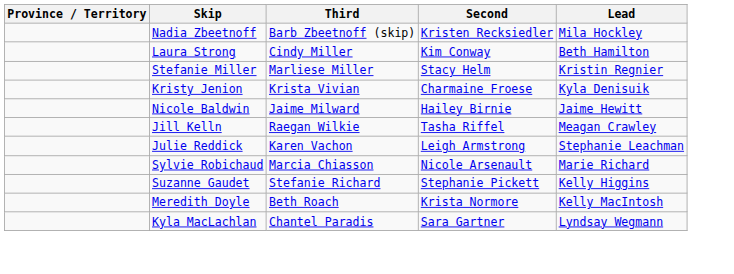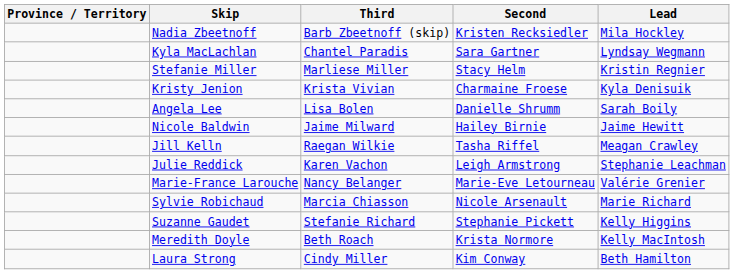rows swapped: (204, 221) <-> (194, 52)
+ row: (187, 108)
+ row: (225, 184)
